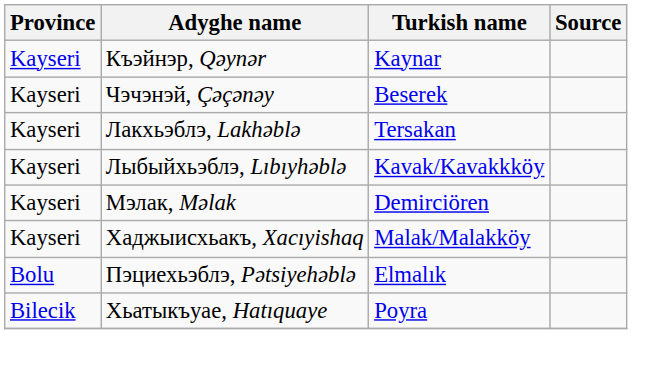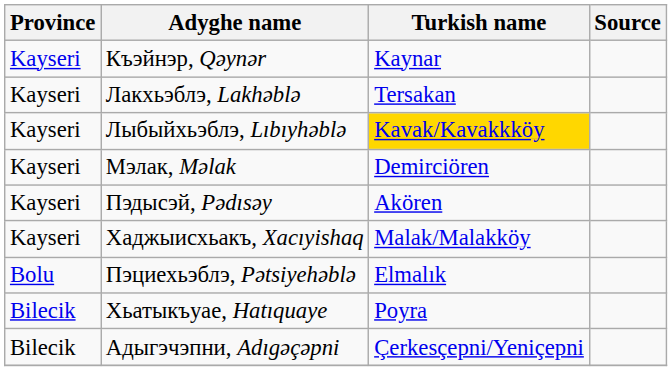- row: (190, 94)
(459, 166) no background -> (459, 130) gold background
+ row: (189, 202)
+ row: (223, 346)
